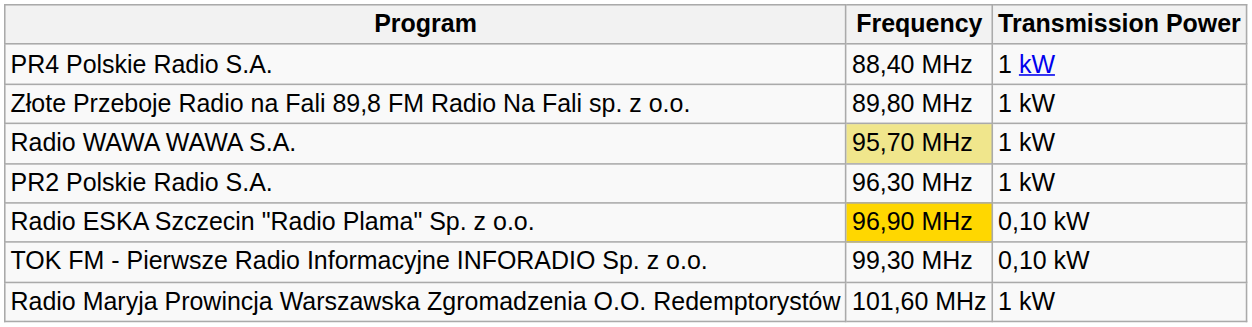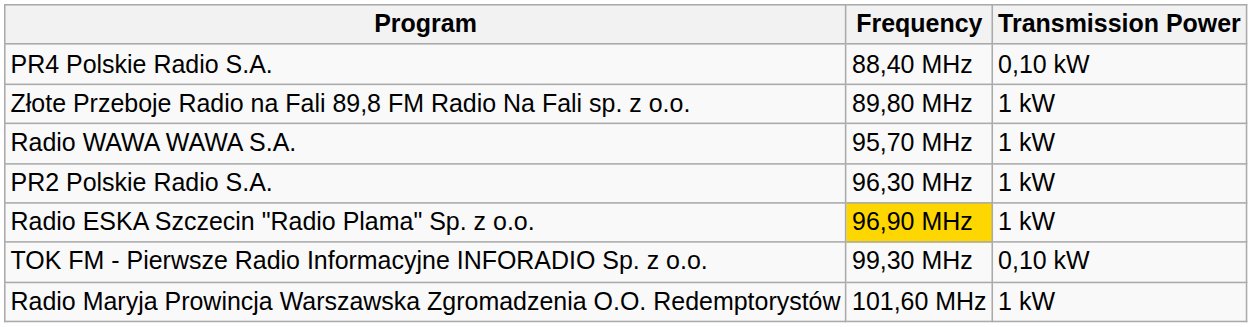(1027, 63) 1 kW -> (1044, 63) 0,10 kW
(912, 143) khaki background -> (912, 143) no background
(1044, 222) 0,10 kW -> (1027, 222) 1 kW
